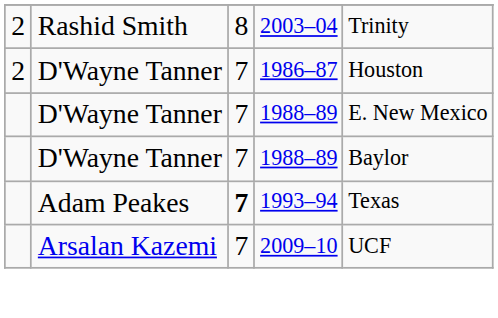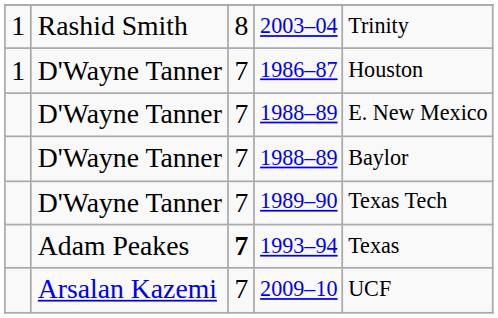(18, 26) 2 -> (18, 26) 1
(18, 70) 2 -> (18, 70) 1
+ row: (130, 202)
